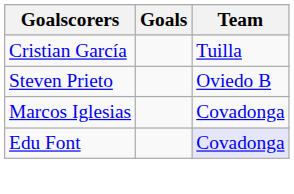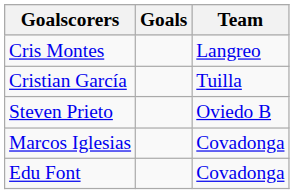+ row: (57, 50)
(240, 142) lavender background -> (240, 173) no background
